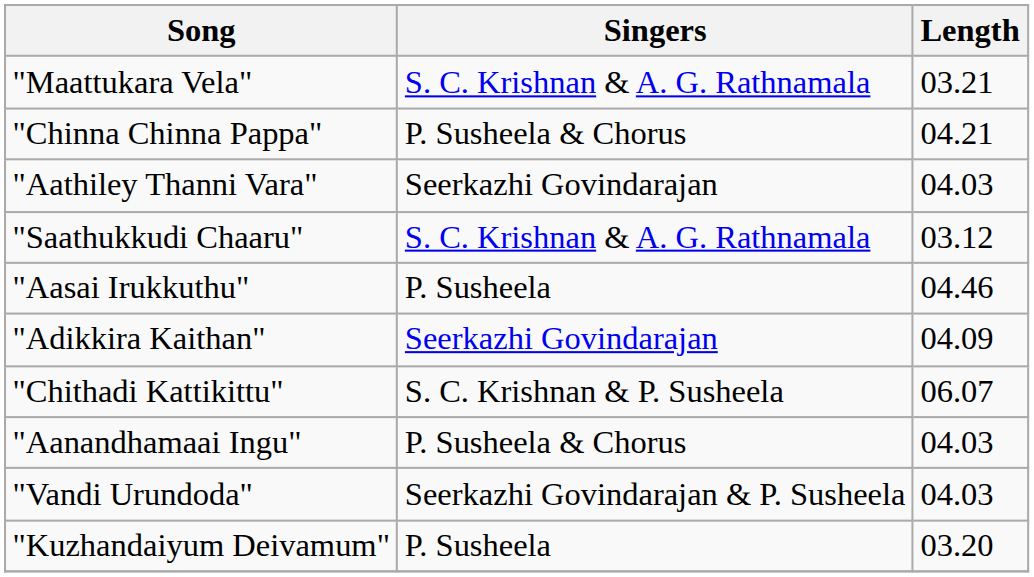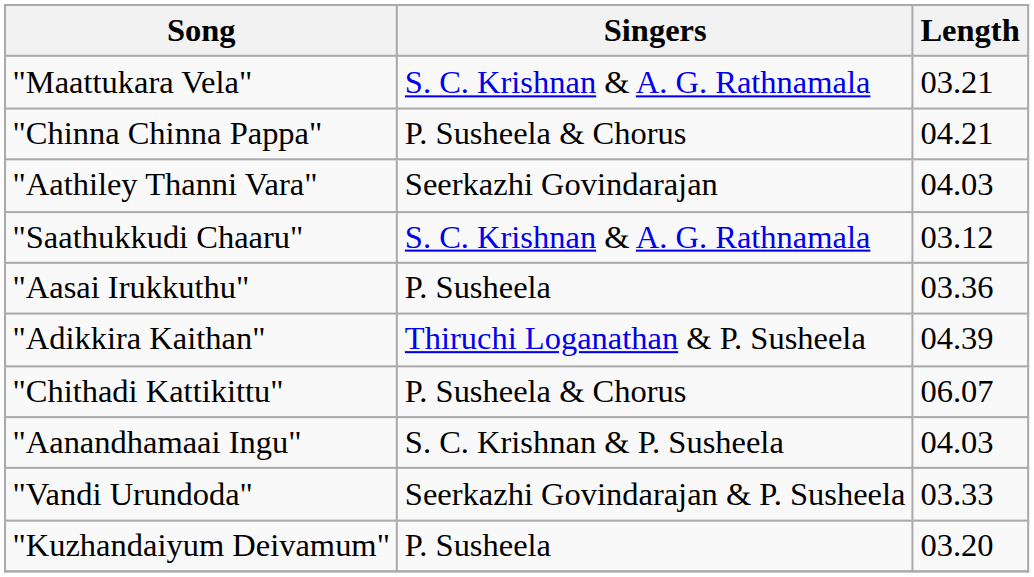(957, 287) 04.46 -> (957, 287) 03.36
(561, 339) Seerkazhi Govindarajan -> (635, 339) Thiruchi Loganathan & P. Susheela
(957, 339) 04.09 -> (957, 339) 04.39
(594, 390) S. C. Krishnan & P. Susheela -> (546, 390) P. Susheela & Chorus
(546, 442) P. Susheela & Chorus -> (594, 442) S. C. Krishnan & P. Susheela
(957, 493) 04.03 -> (957, 493) 03.33
